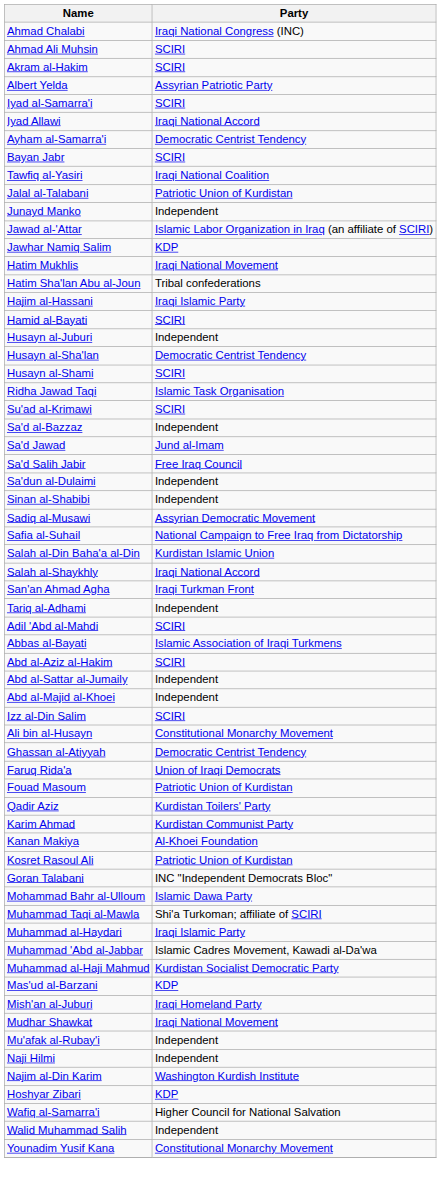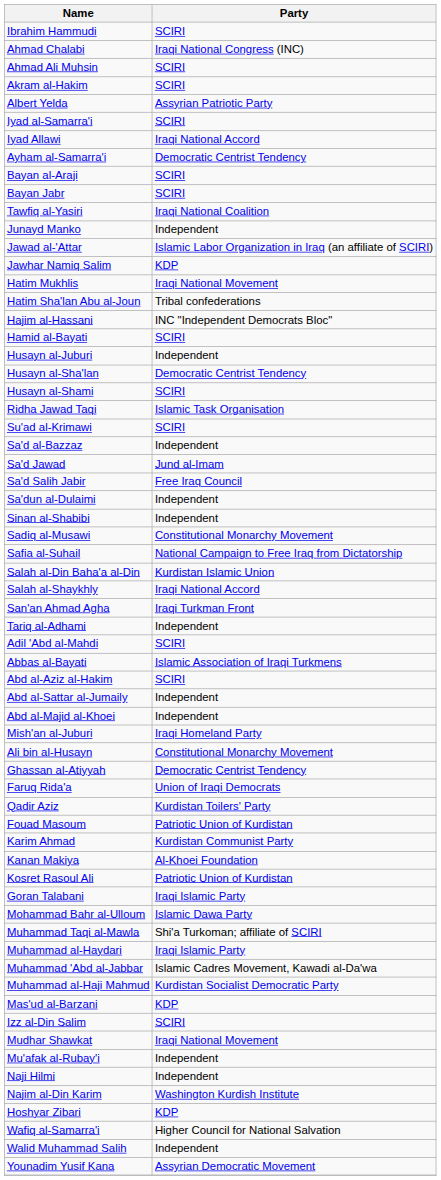+ row: (52, 31)
+ row: (42, 175)
- row: (48, 193)
(200, 301) Iraqi Islamic Party -> (244, 319) INC "Independent Democrats Bloc"
(235, 517) Assyrian Democratic Movement -> (244, 535) Constitutional Monarchy Movement
rows swapped: (46, 716) <-> (50, 1004)
rows swapped: (46, 788) <-> (33, 806)
(244, 878) INC "Independent Democrats Bloc" -> (200, 896) Iraqi Islamic Party
(244, 1148) Constitutional Monarchy Movement -> (235, 1166) Assyrian Democratic Movement
